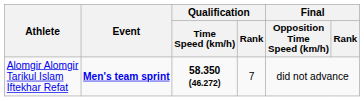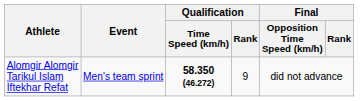(126, 77) bold -> (123, 77) normal
(252, 77) 7 -> (245, 77) 9
